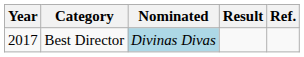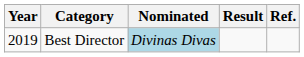(23, 39) 2017 -> (23, 39) 2019
